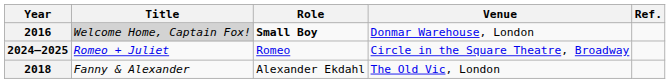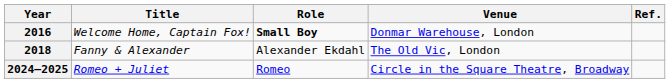(162, 32) lightgrey background -> (162, 32) no background
rows swapped: (38, 69) <-> (38, 51)
